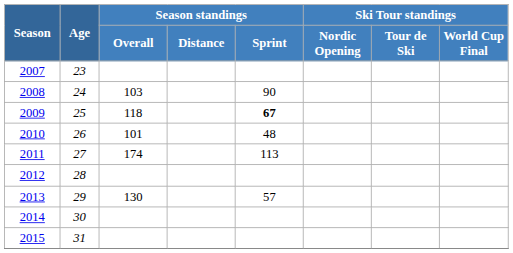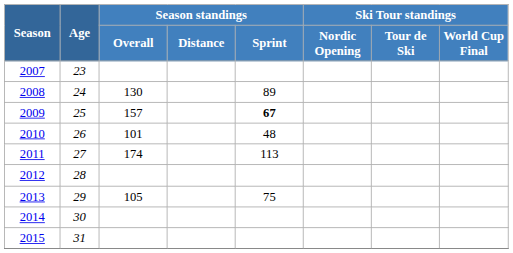(133, 92) 103 -> (133, 92) 130
(269, 92) 90 -> (269, 92) 89
(133, 113) 118 -> (133, 113) 157
(133, 196) 130 -> (133, 196) 105
(269, 196) 57 -> (269, 196) 75
